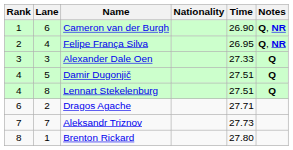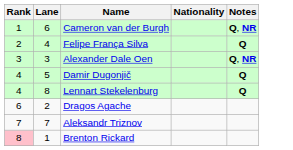- column: (241, 12)
(272, 43) Q, NR -> (243, 43) Q
(272, 59) Q -> (243, 59) Q, NR
(19, 138) no background -> (19, 138) pink background
